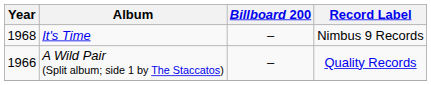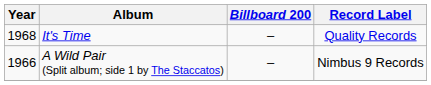(370, 35) Nimbus 9 Records -> (370, 35) Quality Records
(370, 63) Quality Records -> (370, 63) Nimbus 9 Records
